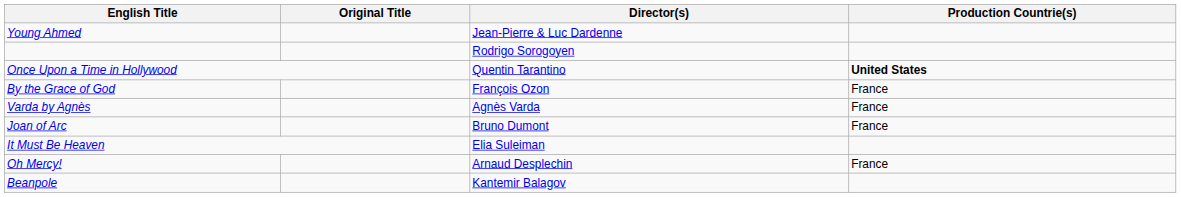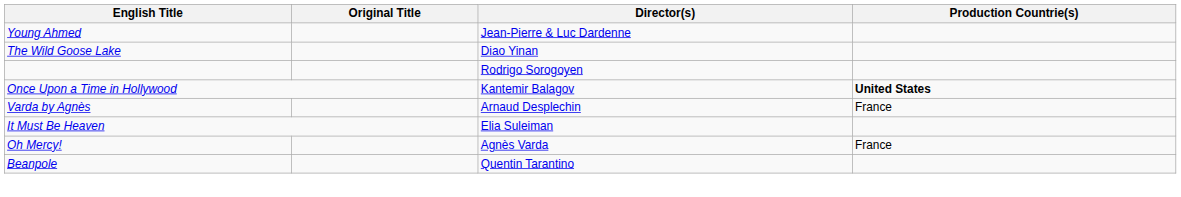+ row: (64, 51)
(519, 70) Quentin Tarantino -> (528, 88) Kantemir Balagov
- row: (61, 88)
(506, 107) Agnès Varda -> (531, 107) Arnaud Desplechin
- row: (37, 126)
(522, 164) Arnaud Desplechin -> (515, 145) Agnès Varda
(519, 182) Kantemir Balagov -> (527, 164) Quentin Tarantino
